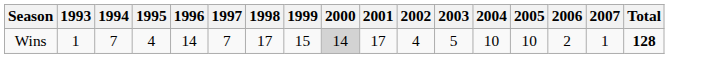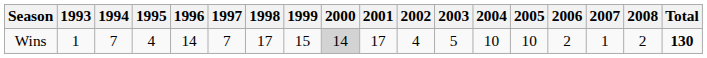+ column: (643, 16)
(644, 41) 128 -> (682, 41) 130
